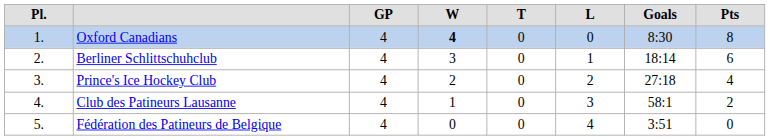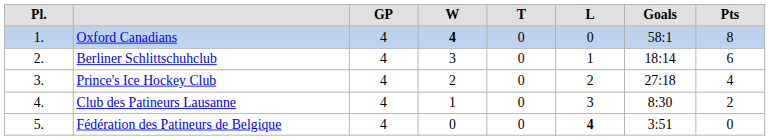(660, 37) 8:30 -> (660, 37) 58:1
(660, 102) 58:1 -> (660, 102) 8:30
(590, 124) normal -> (590, 124) bold
